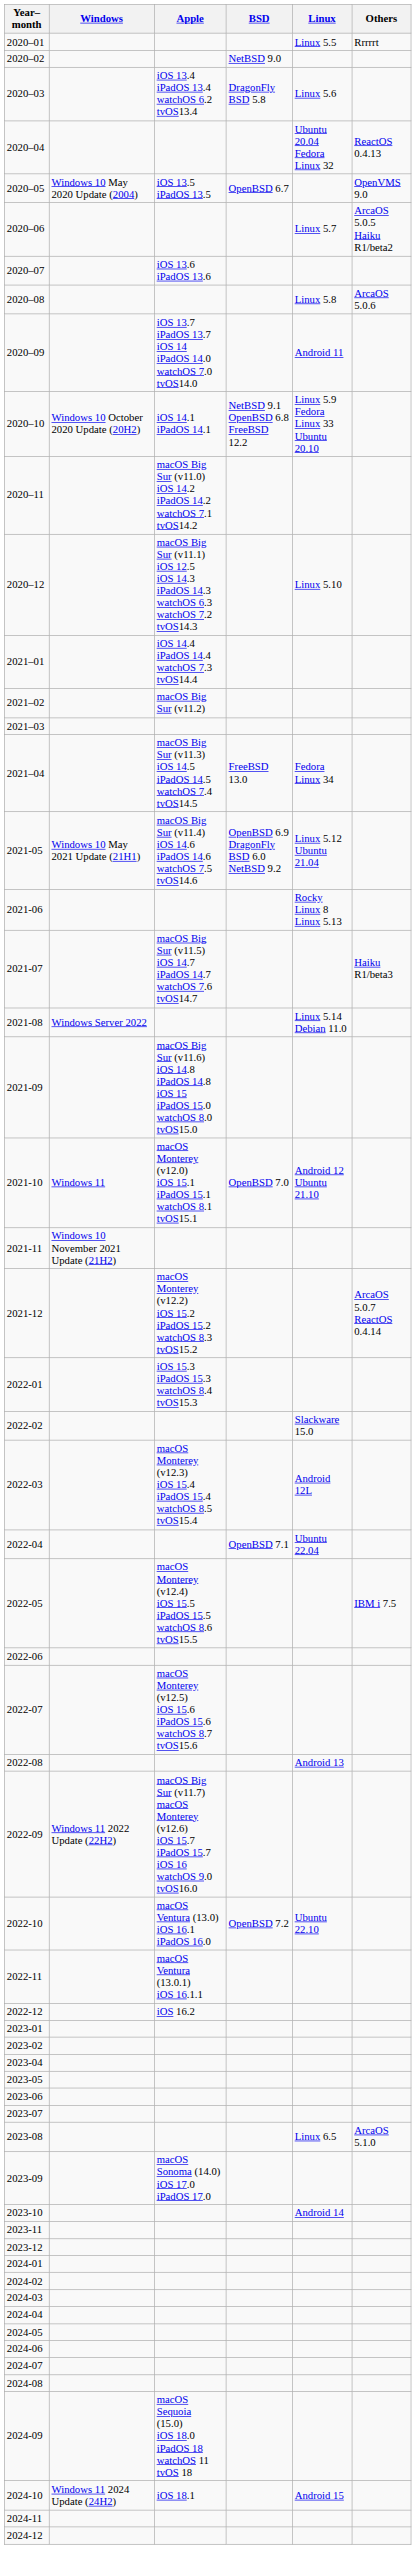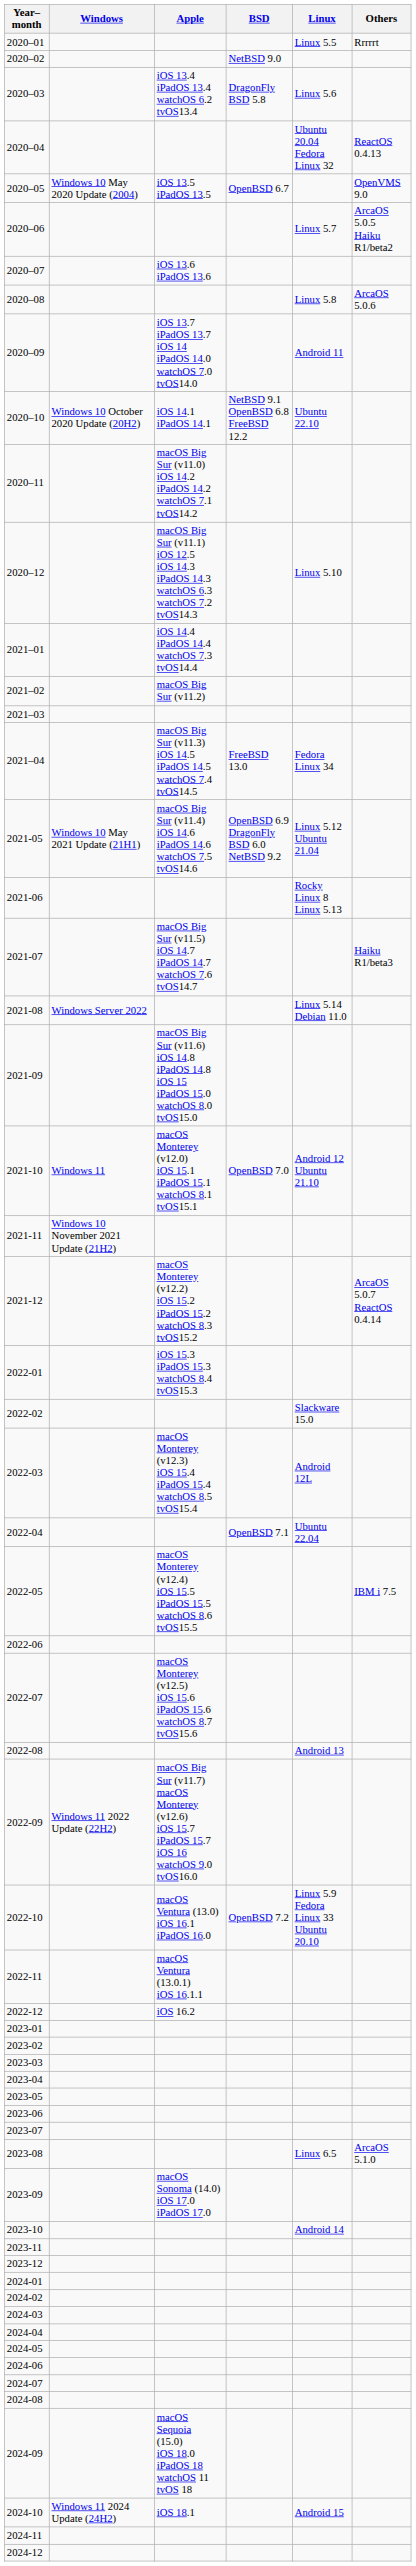(316, 424) Linux 5.9 Fedora Linux 33 Ubuntu 20.10 -> (311, 418) Ubuntu 22.10
(311, 1923) Ubuntu 22.10 -> (316, 1917) Linux 5.9 Fedora Linux 33 Ubuntu 20.10
+ row: (25, 2062)
